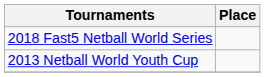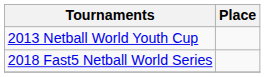rows swapped: (103, 60) <-> (110, 38)
